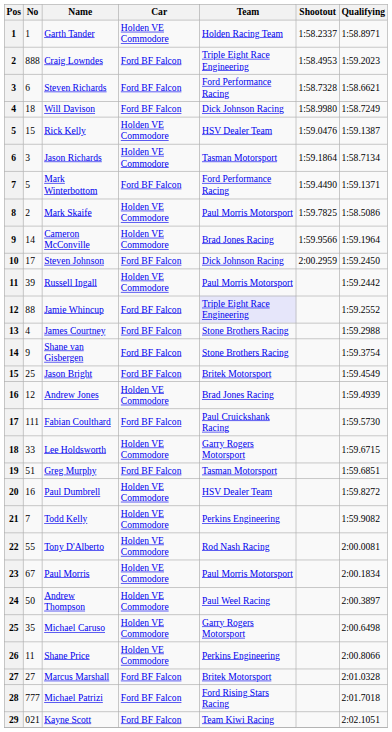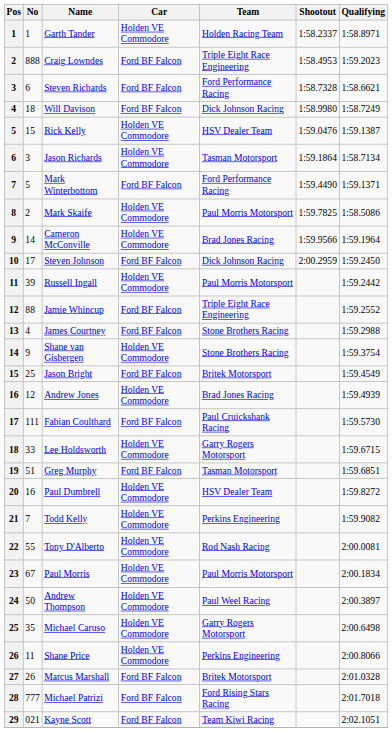(236, 309) lavender background -> (236, 309) no background
(151, 352) Ford BF Falcon -> (145, 352) Holden VE Commodore
(30, 677) 27 -> (30, 677) 26
